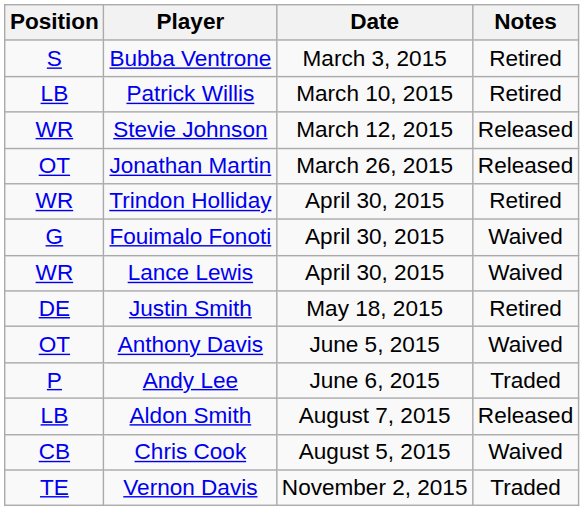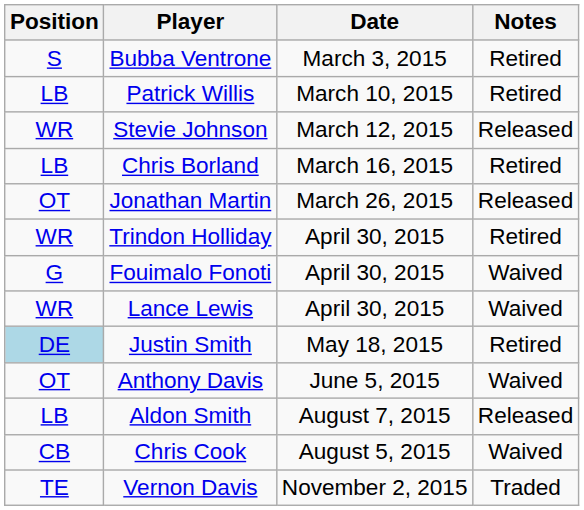+ row: (190, 165)
(54, 308) no background -> (54, 344) lightblue background
- row: (190, 380)
